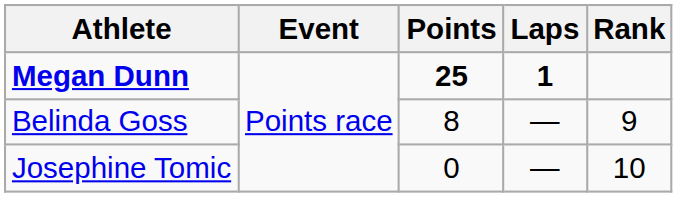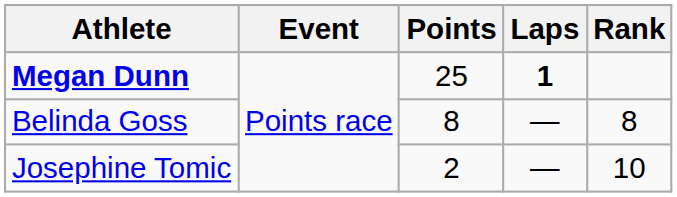(452, 75) bold -> (452, 75) normal
(629, 122) 9 -> (629, 122) 8
(452, 169) 0 -> (452, 169) 2
